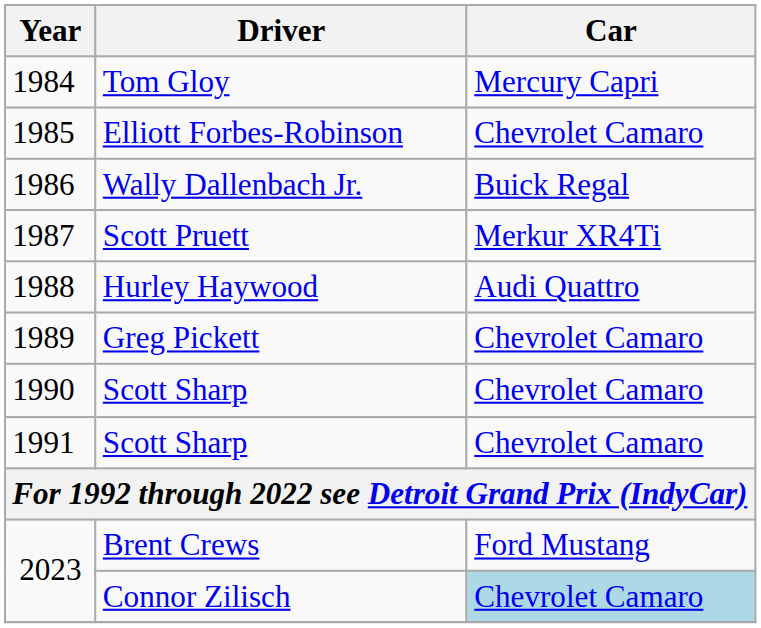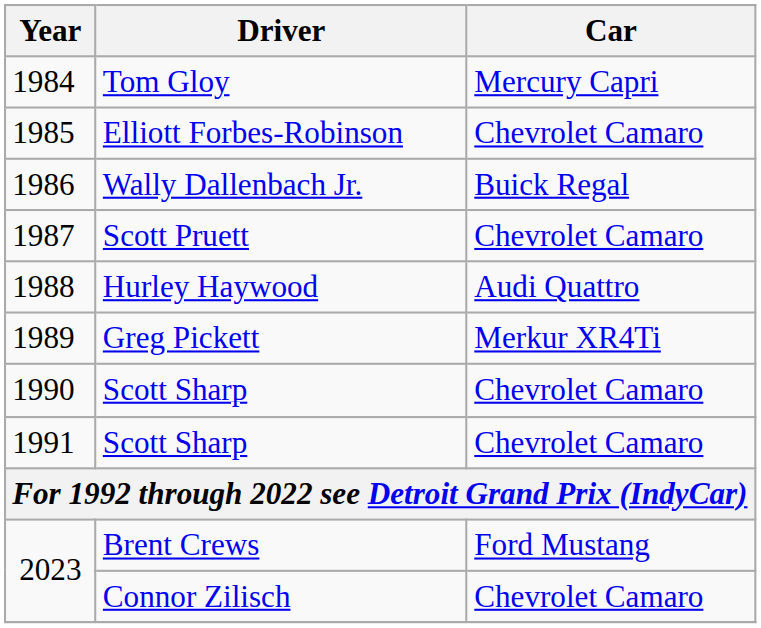(568, 235) Merkur XR4Ti -> (589, 235) Chevrolet Camaro
(589, 338) Chevrolet Camaro -> (568, 338) Merkur XR4Ti
(589, 595) lightblue background -> (589, 595) no background
